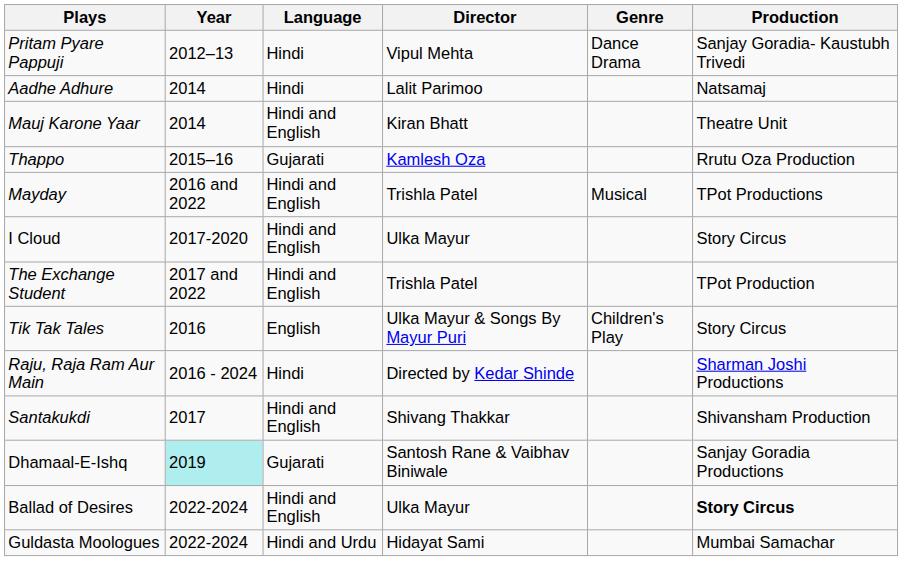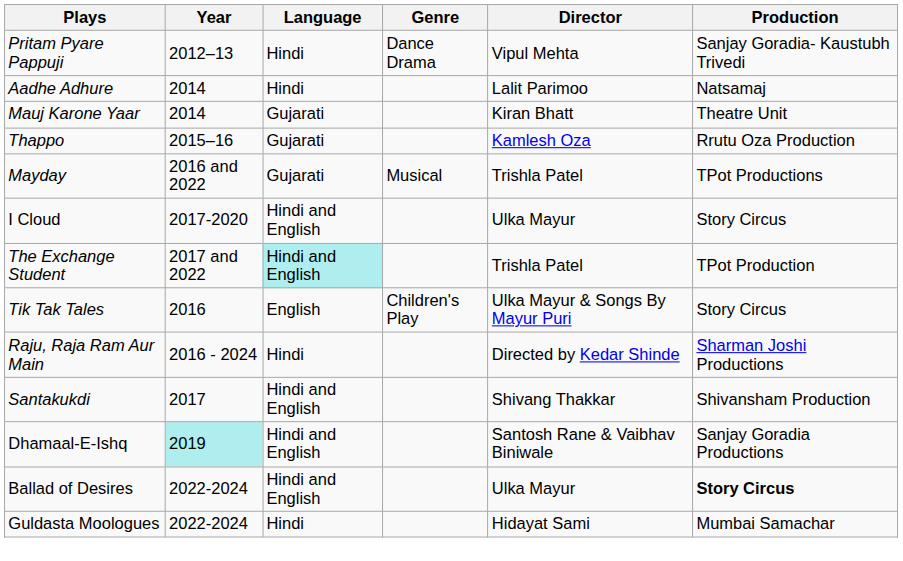columns swapped: (640, 17) <-> (485, 17)
(301, 123) Hindi and English -> (295, 114) Gujarati
(301, 194) Hindi and English -> (295, 176) Gujarati
(301, 283) no background -> (301, 265) paleturquoise background
(295, 462) Gujarati -> (301, 444) Hindi and English
(321, 542) Hindi and Urdu -> (285, 524) Hindi
